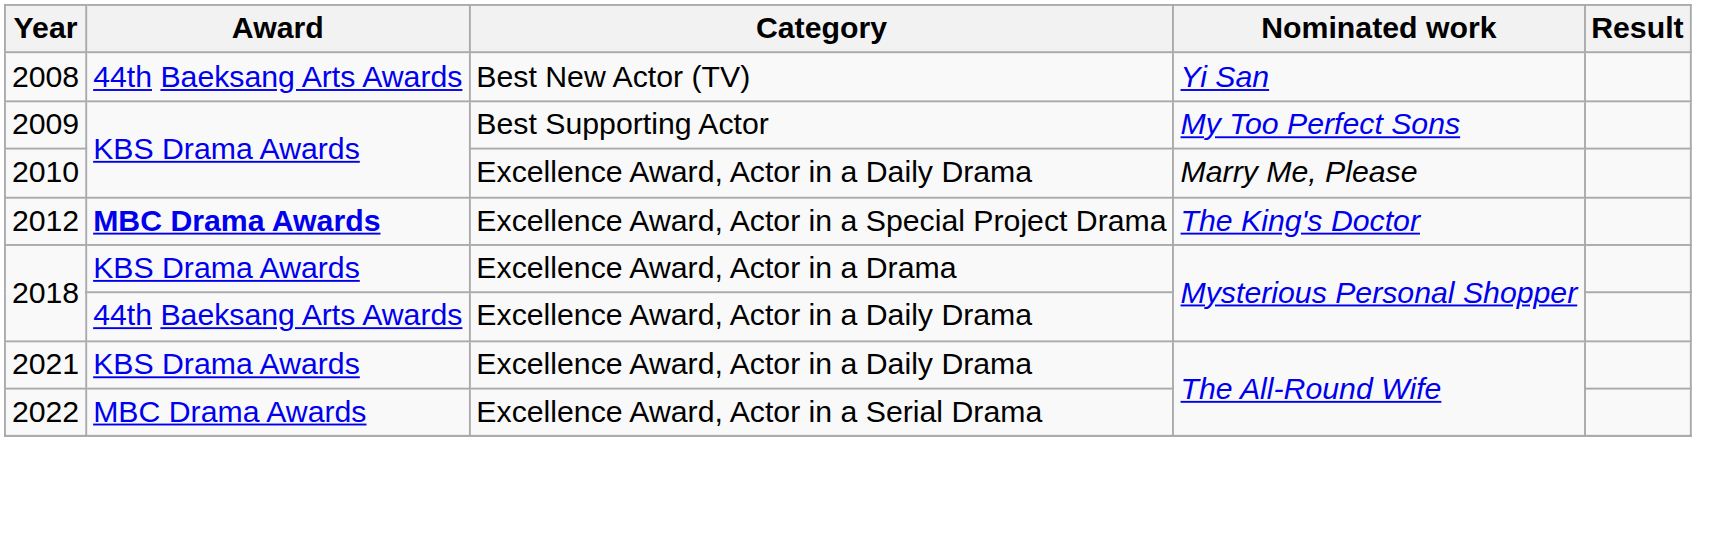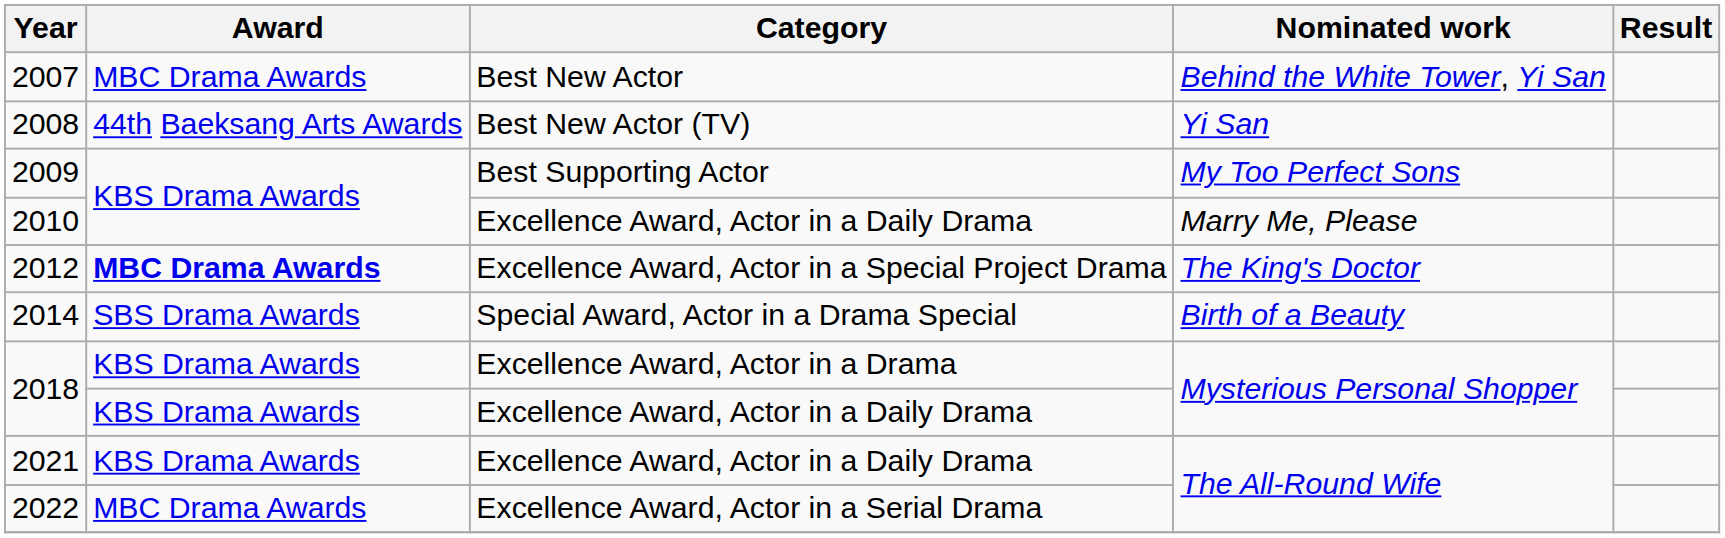+ row: (46, 76)
+ row: (46, 316)
(278, 316) 44th Baeksang Arts Awards -> (226, 412) KBS Drama Awards
